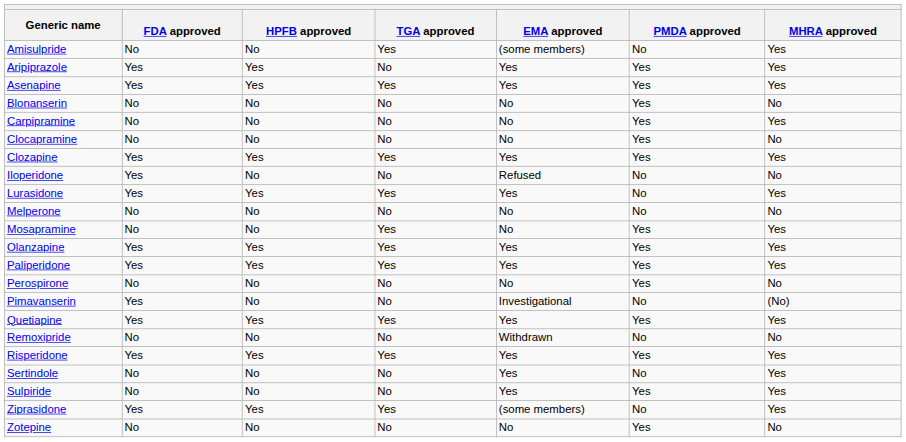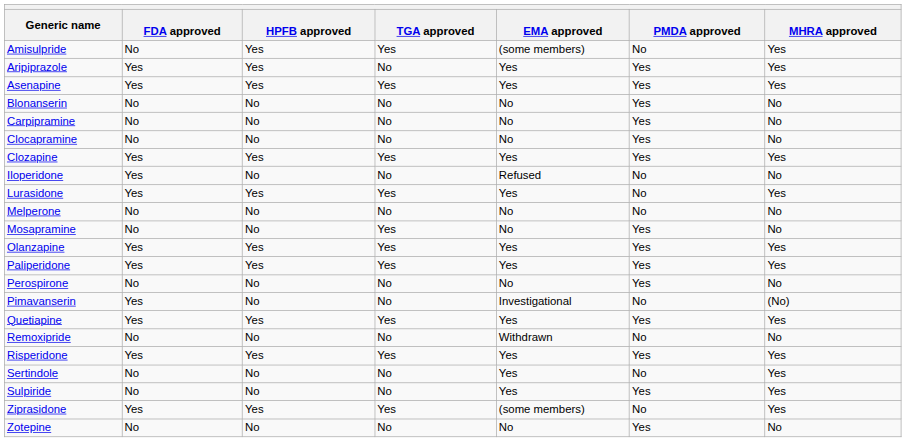(252, 49) No -> (254, 49) Yes
(777, 121) Yes -> (775, 121) No
(777, 229) Yes -> (775, 229) No
